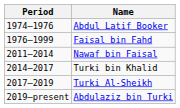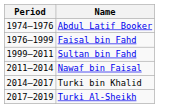+ row: (97, 54)
- row: (123, 97)
